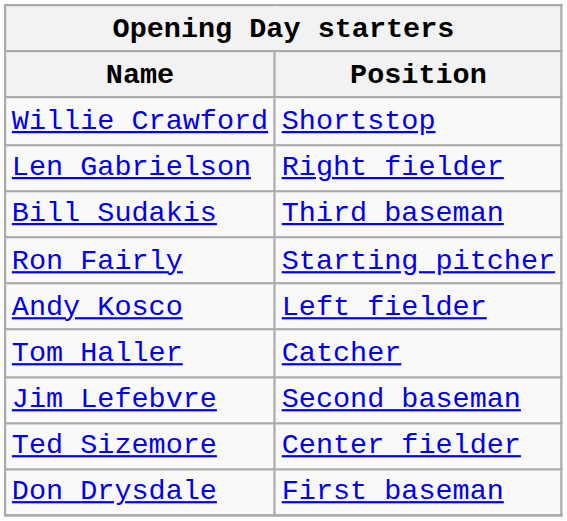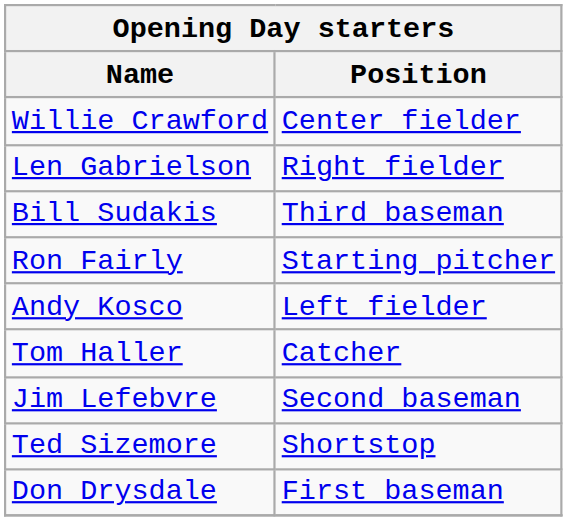(359, 121) Shortstop -> (401, 121) Center fielder
(401, 446) Center fielder -> (359, 446) Shortstop
